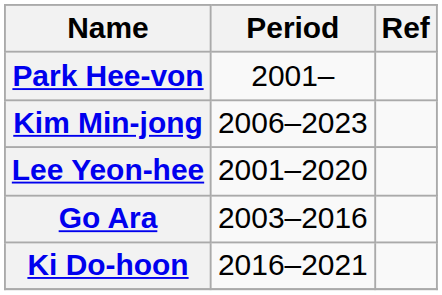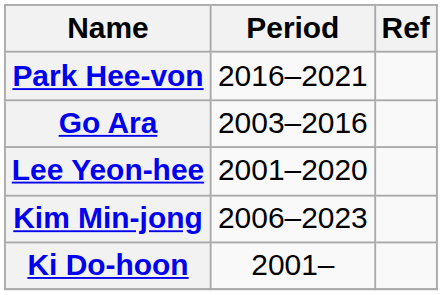(293, 75) 2001– -> (293, 75) 2016–2021
rows swapped: (108, 218) <-> (108, 123)
(293, 265) 2016–2021 -> (293, 265) 2001–
